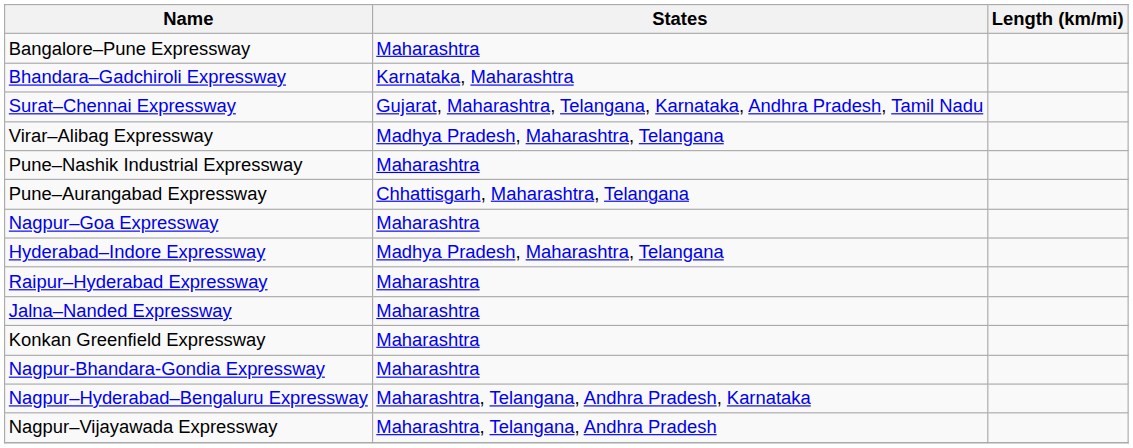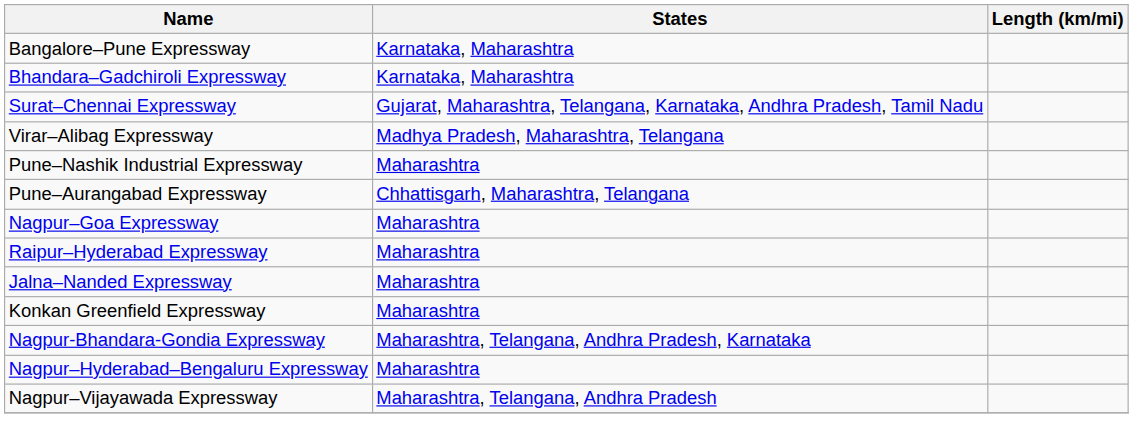(428, 48) Maharashtra -> (475, 48) Karnataka, Maharashtra
- row: (137, 252)
(428, 369) Maharashtra -> (594, 340) Maharashtra, Telangana, Andhra Pradesh, Karnataka
(594, 398) Maharashtra, Telangana, Andhra Pradesh, Karnataka -> (428, 369) Maharashtra
